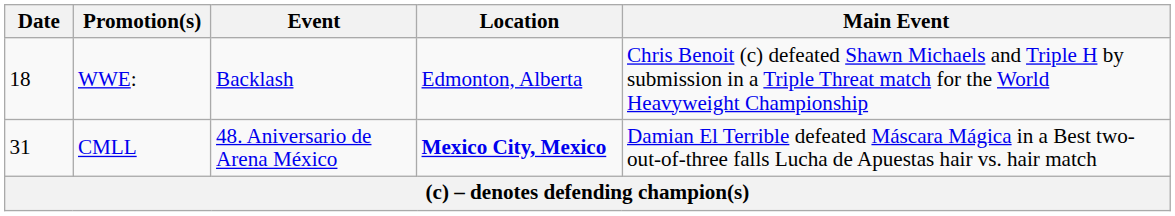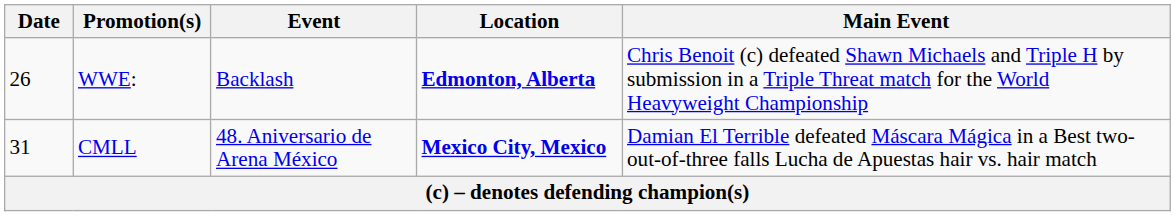(20, 78) 18 -> (20, 78) 26
(502, 78) normal -> (508, 78) bold
